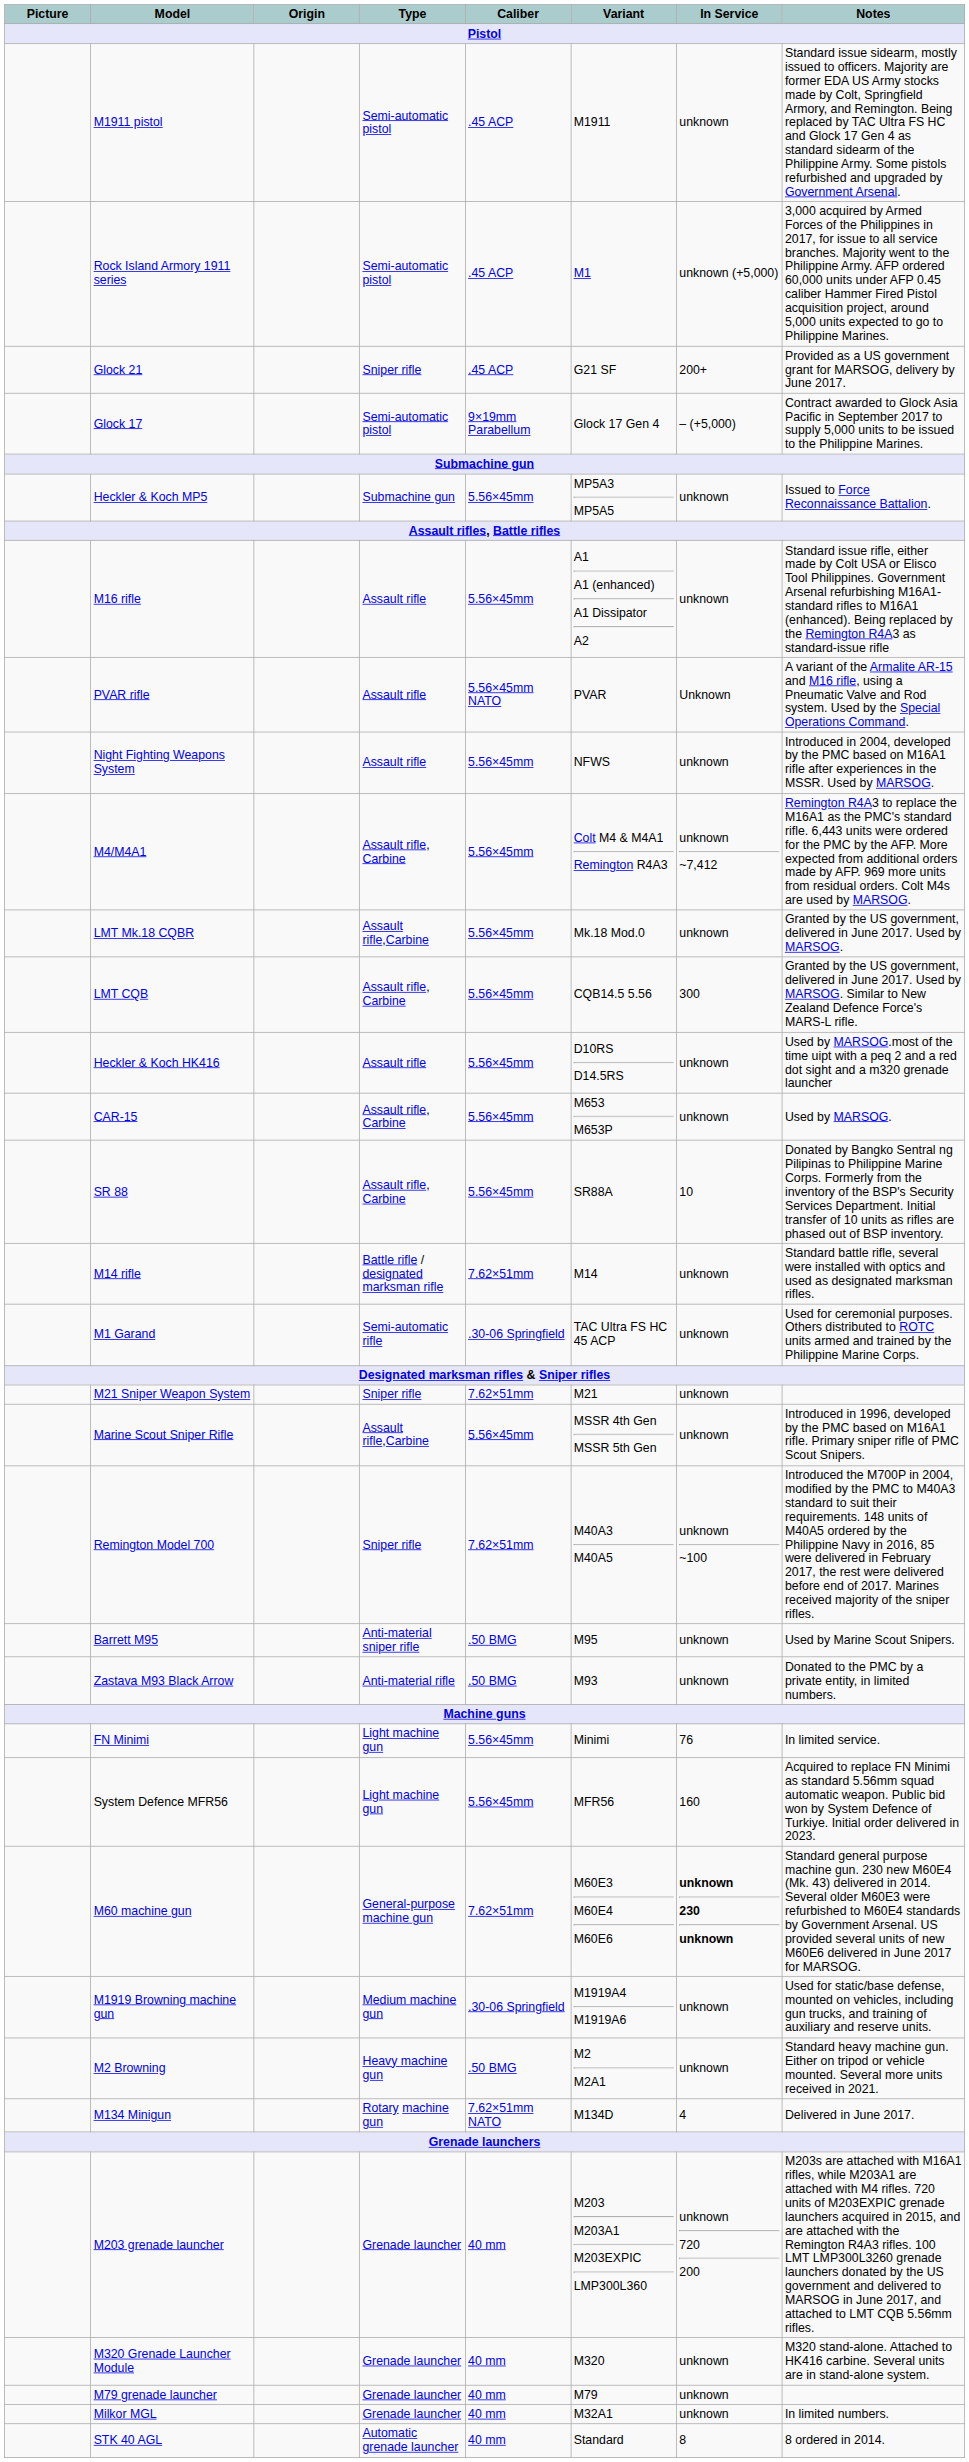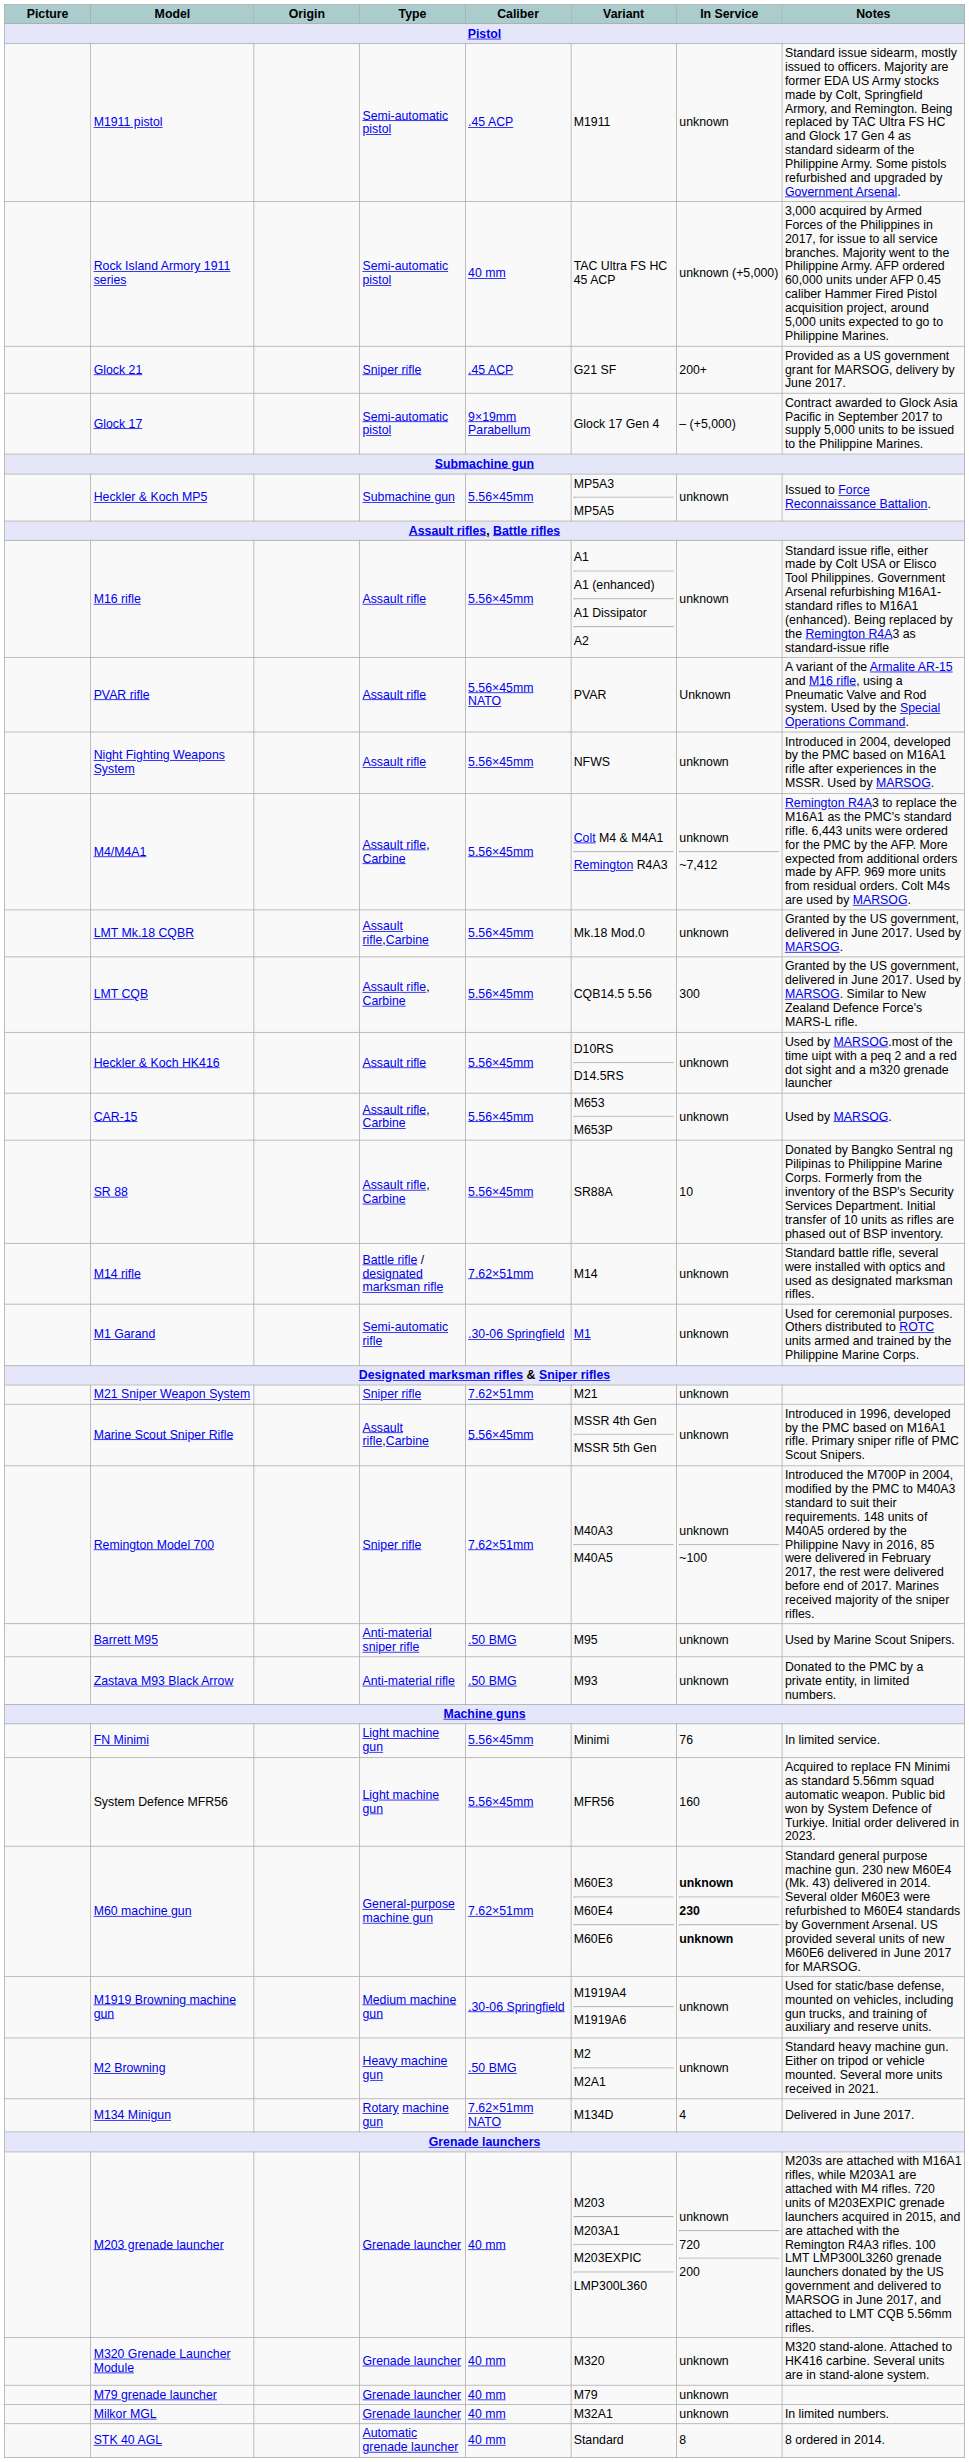(491, 273) .45 ACP -> (487, 273) 40 mm
(582, 273) M1 -> (620, 273) TAC Ultra FS HC 45 ACP
(620, 1334) TAC Ultra FS HC 45 ACP -> (582, 1334) M1
